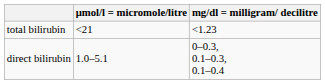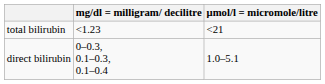columns swapped: (131, 13) <-> (255, 13)
